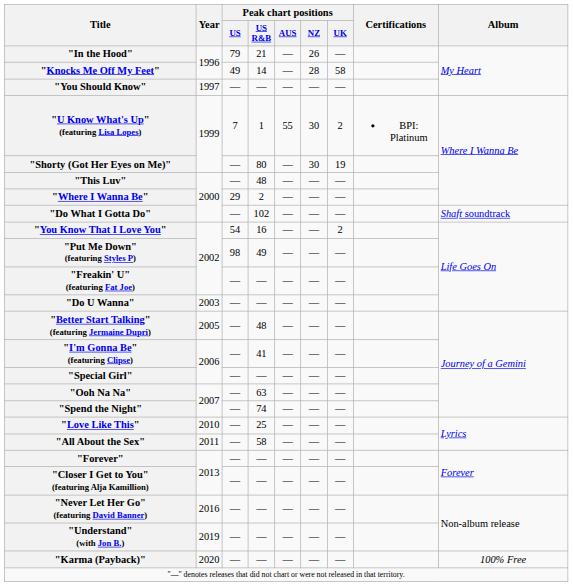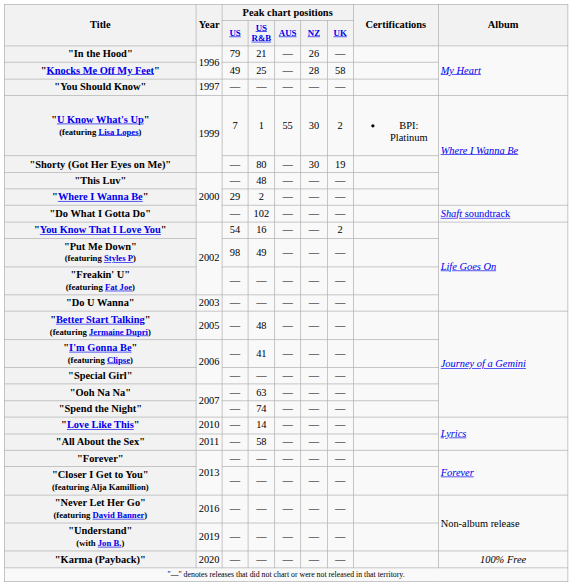(261, 70) 14 -> (261, 70) 25
(261, 425) 25 -> (261, 425) 14
